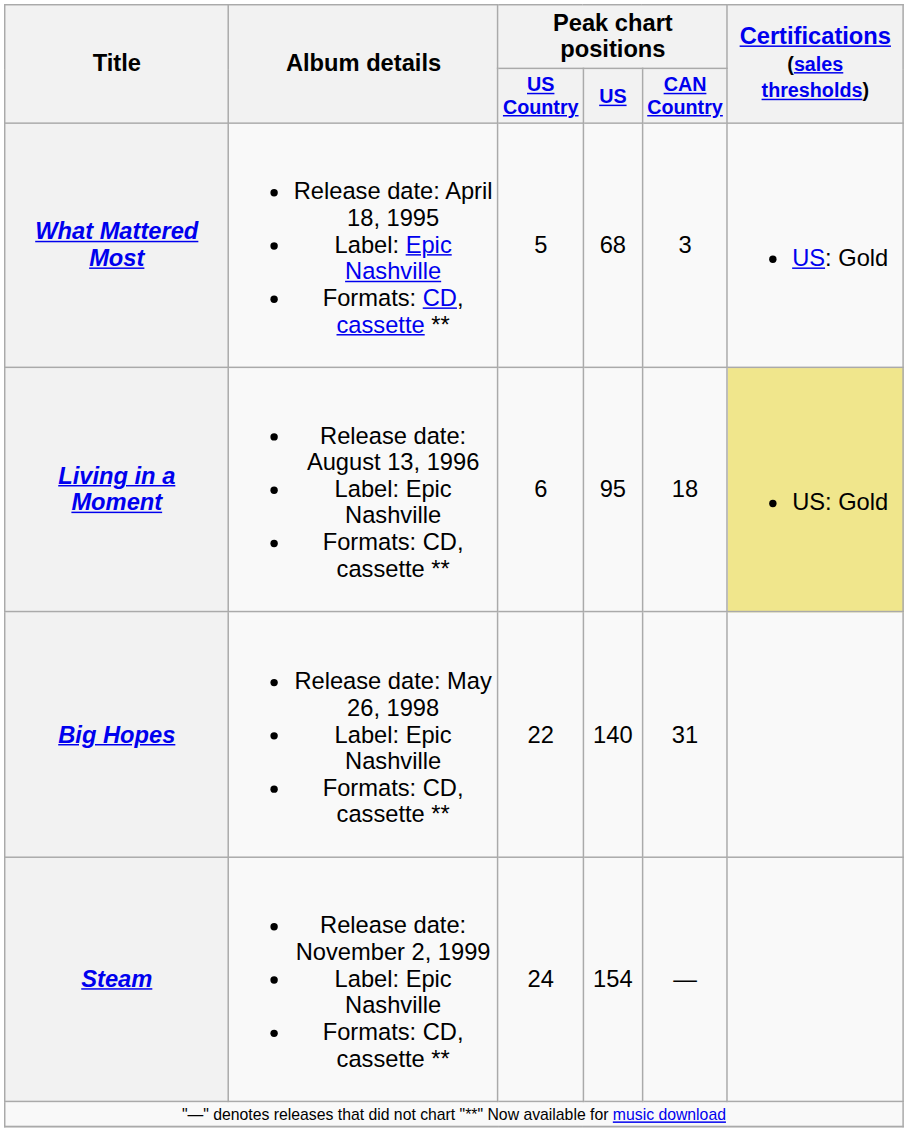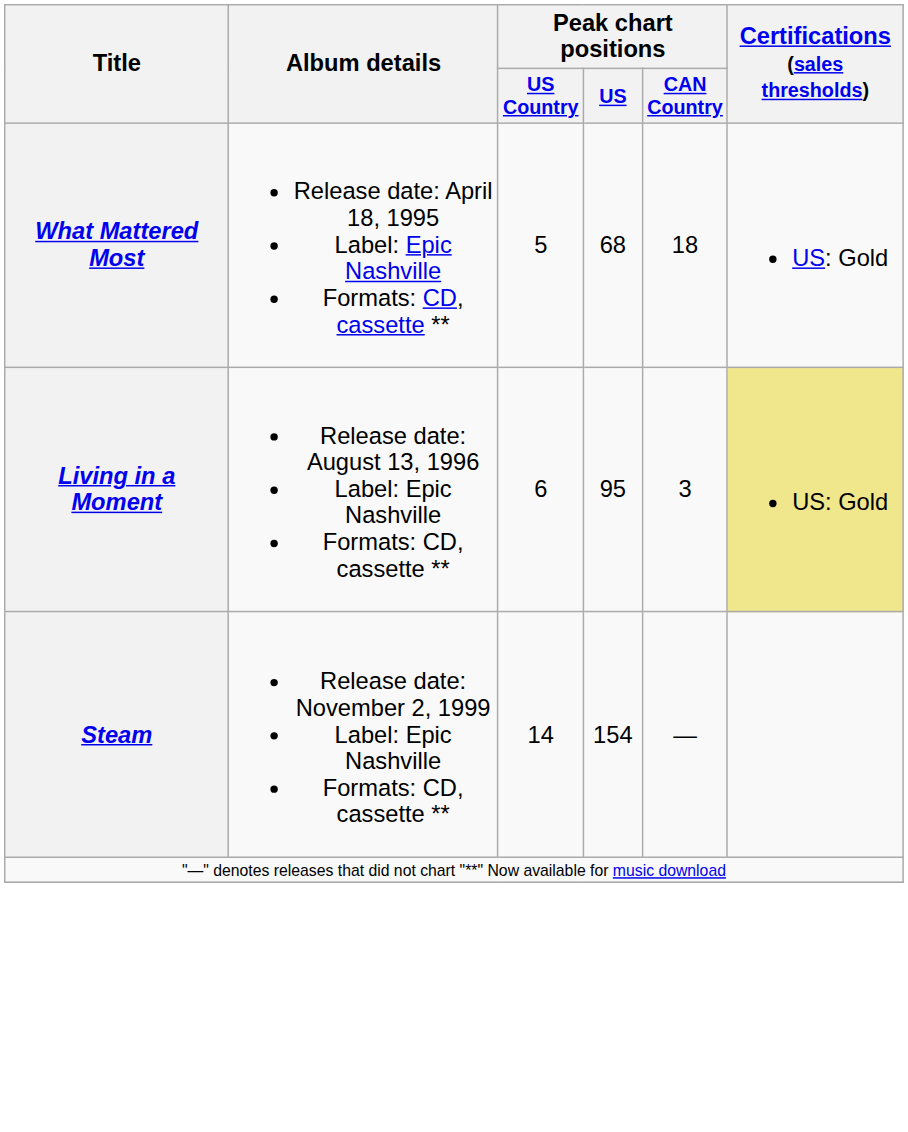(685, 244) 3 -> (685, 244) 18
(685, 489) 18 -> (685, 489) 3
- row: (117, 734)
(541, 979) 24 -> (541, 734) 14
